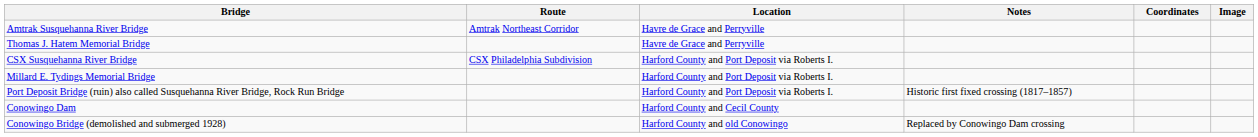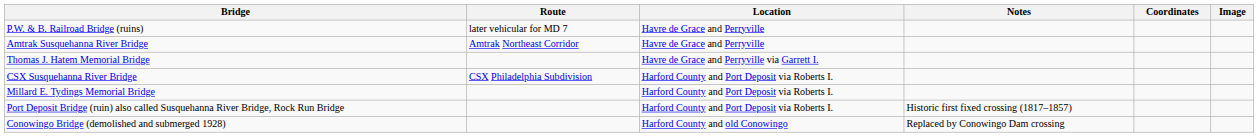+ row: (75, 28)
(703, 44) Havre de Grace and Perryville -> (730, 60) Havre de Grace and Perryville via Garrett I.
- row: (41, 108)
